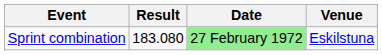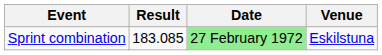(158, 38) 183.080 -> (158, 38) 183.085
